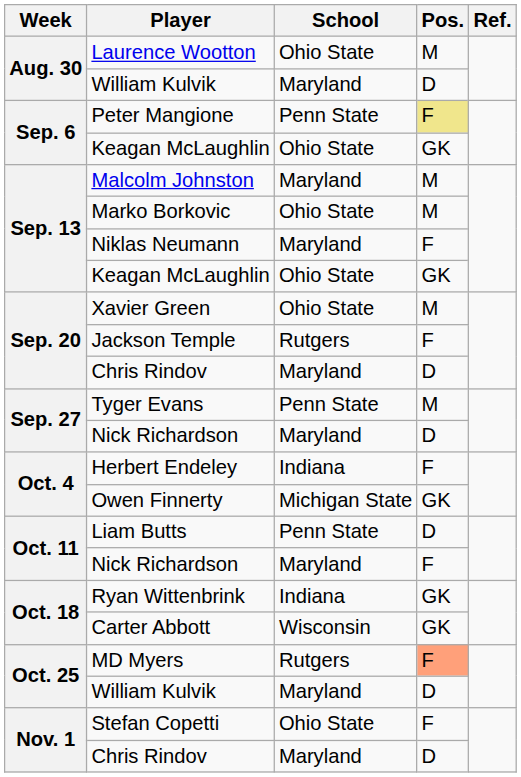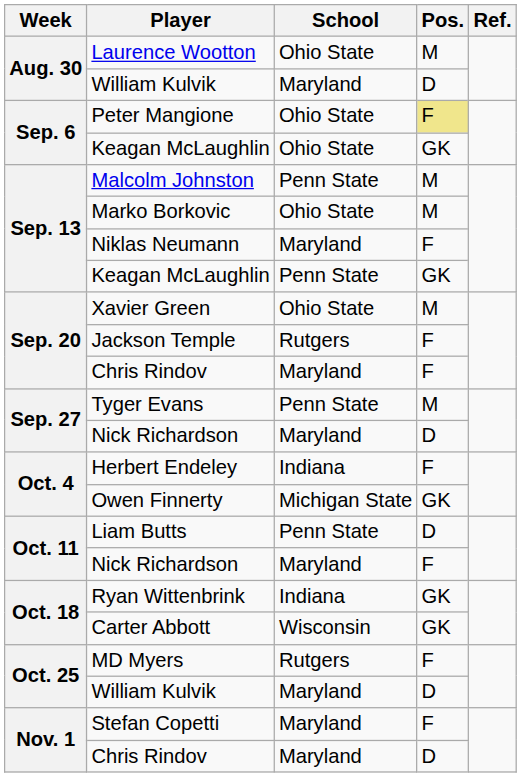(329, 116) Penn State -> (327, 116) Ohio State
(320, 180) Maryland -> (329, 180) Penn State
(327, 276) Ohio State -> (329, 276) Penn State
(429, 372) D -> (428, 372) F
(428, 659) lightsalmon background -> (428, 659) no background
(327, 723) Ohio State -> (320, 723) Maryland
